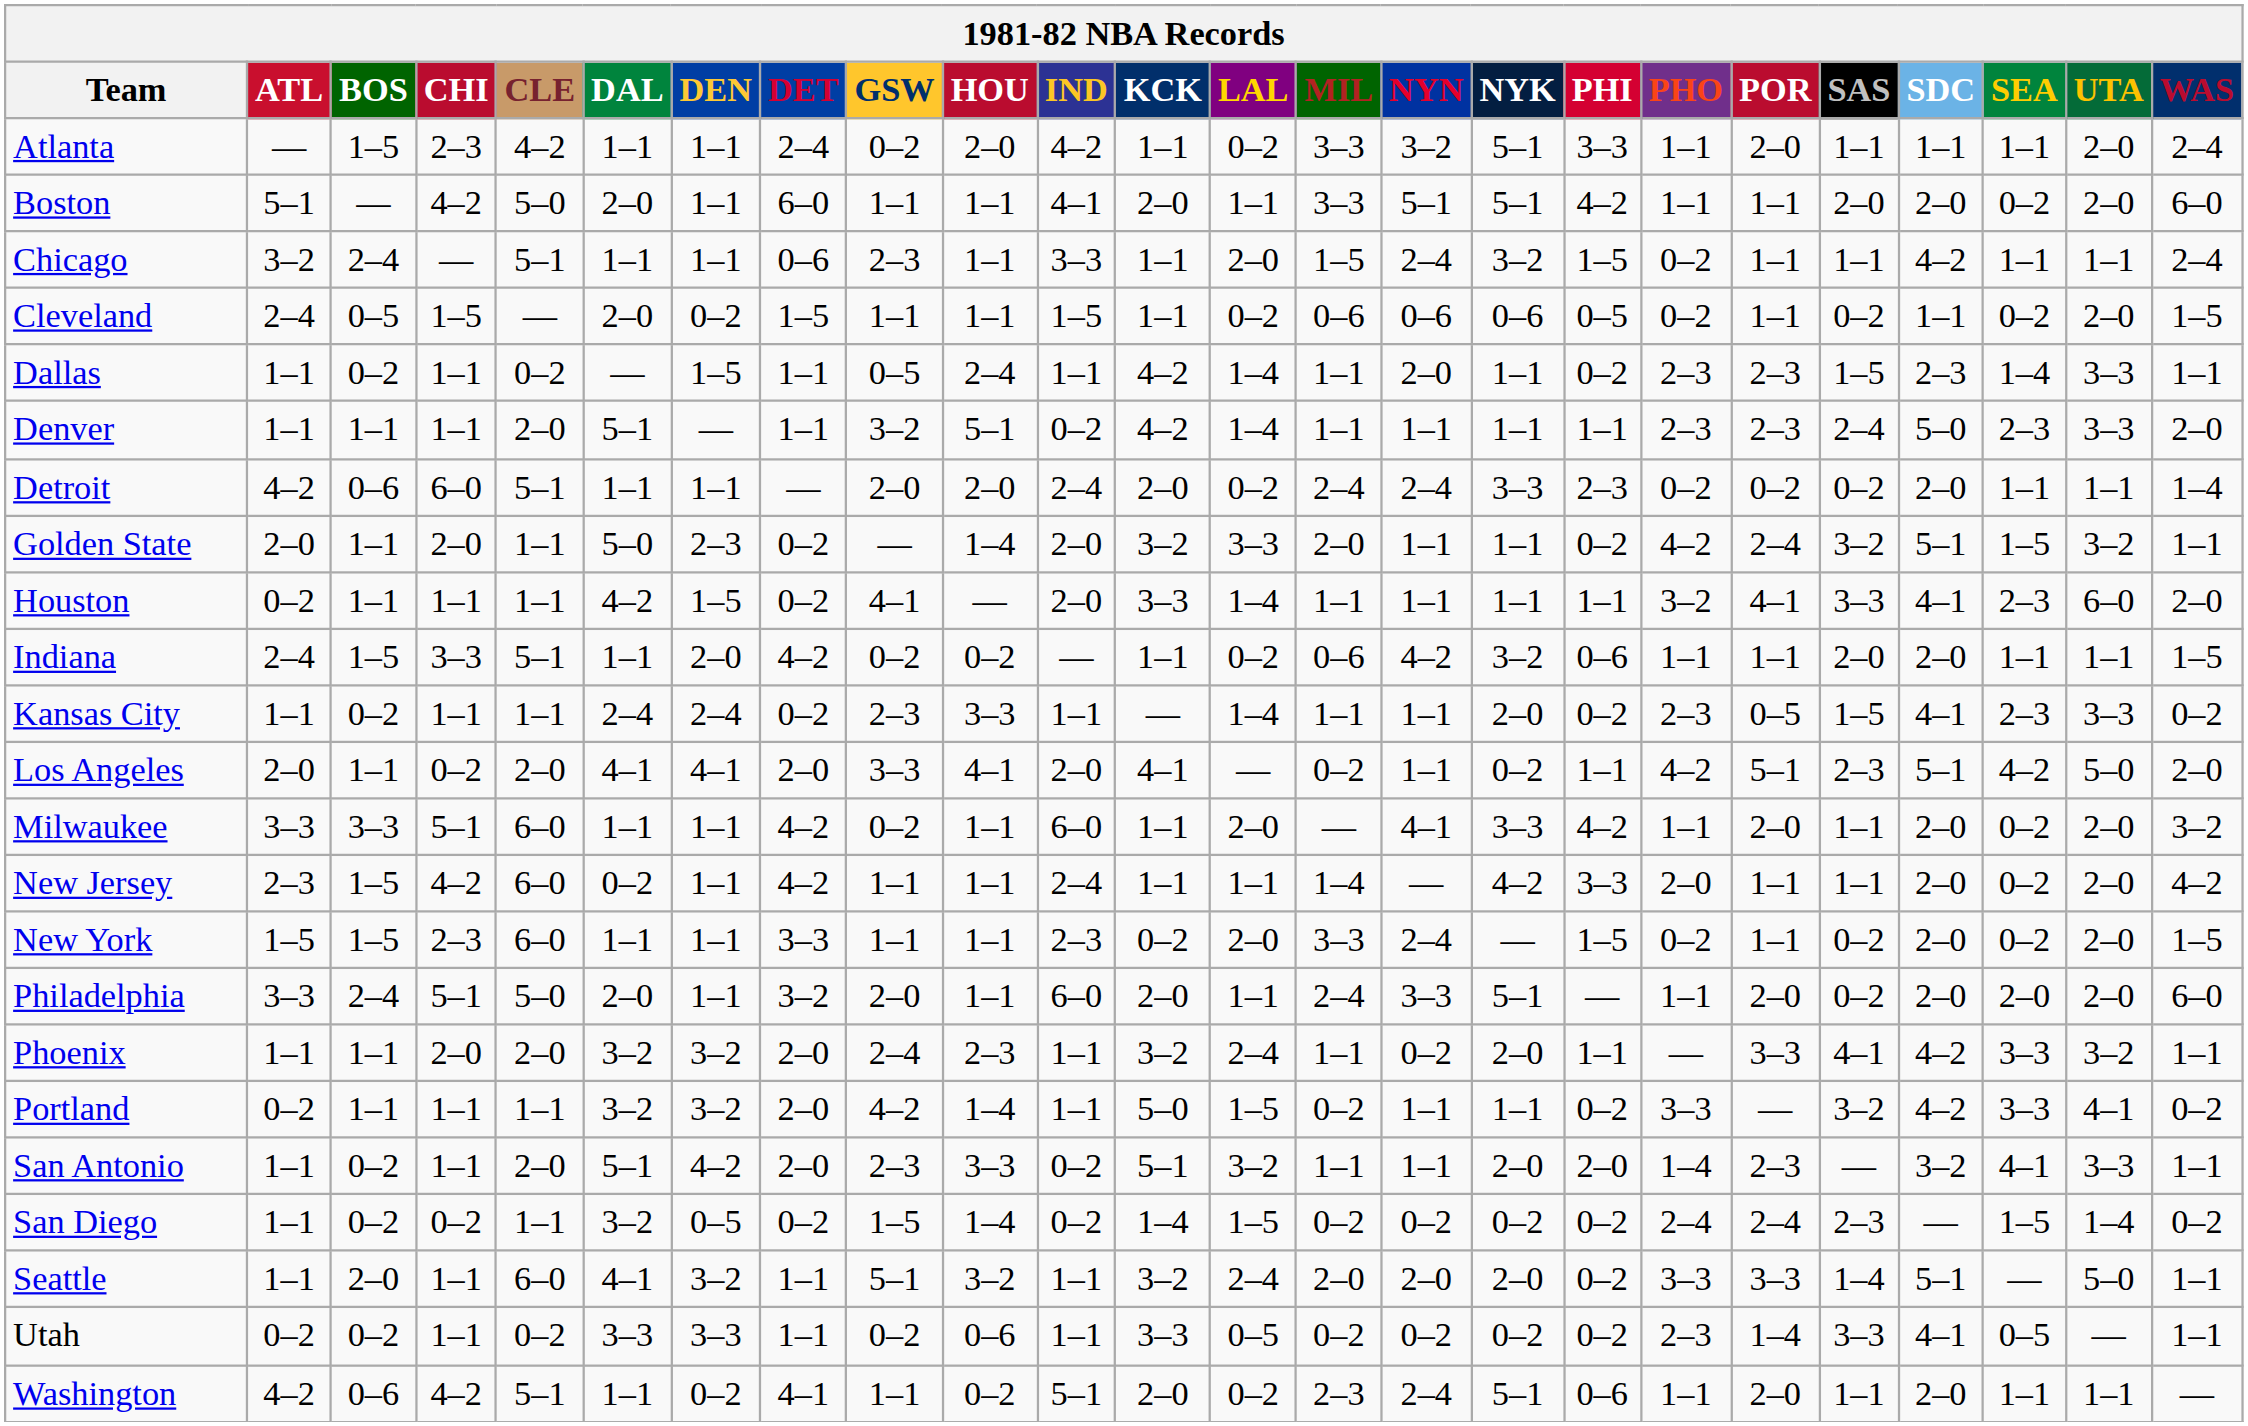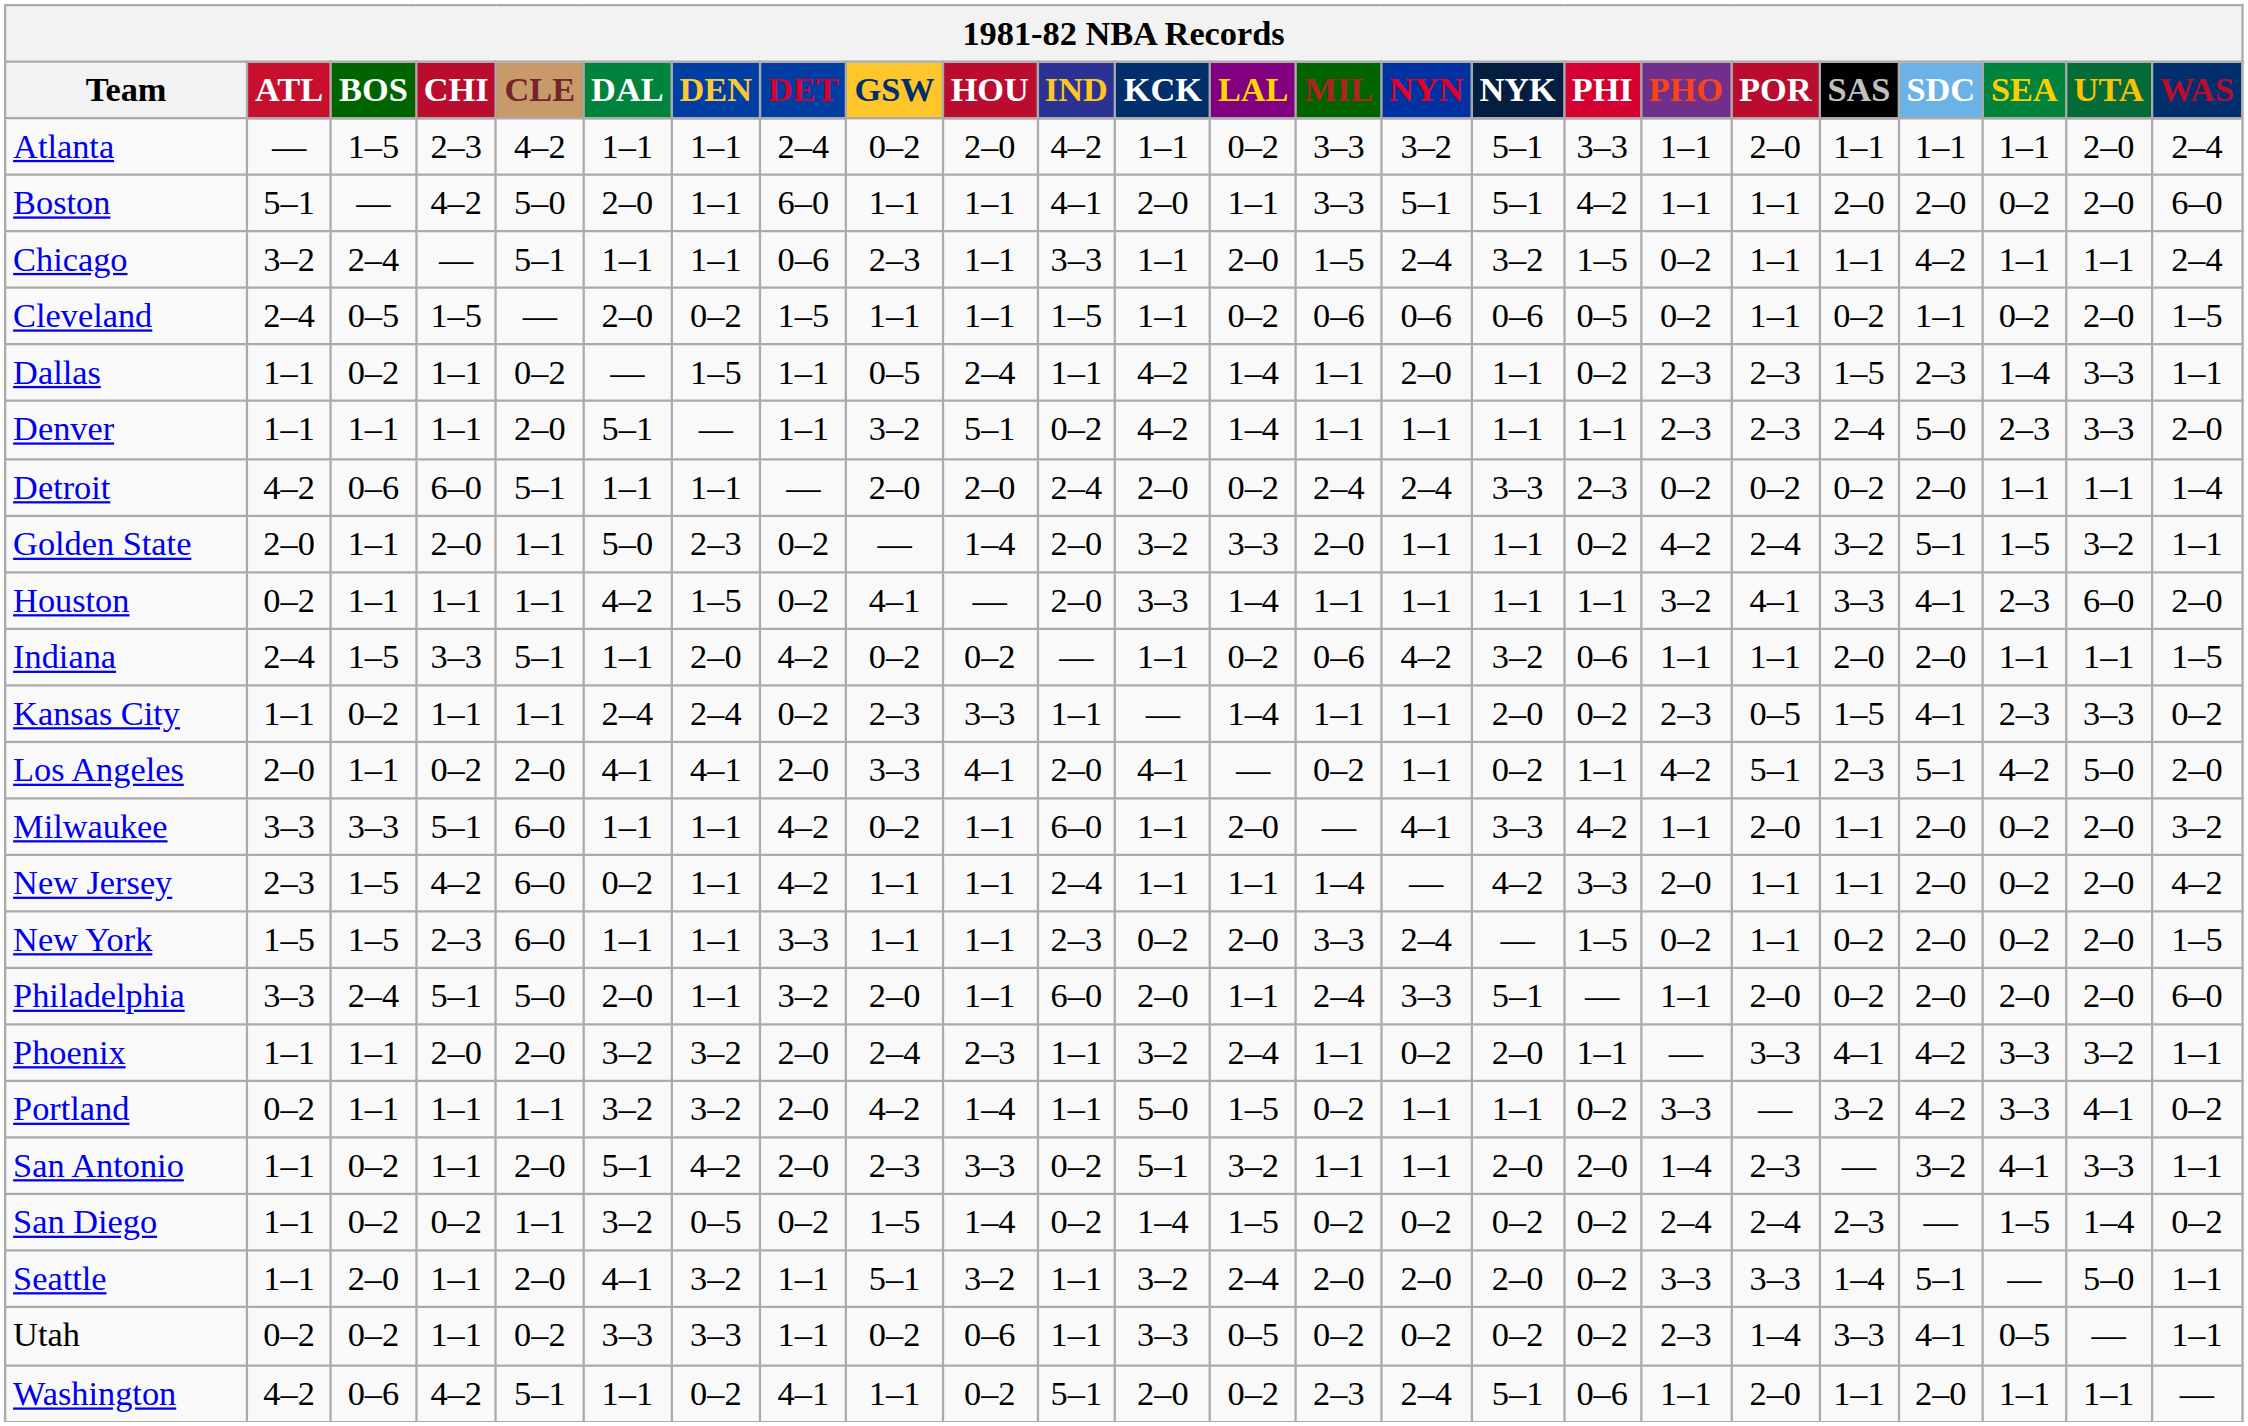(540, 1279) 6–0 -> (540, 1279) 2–0
